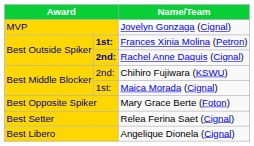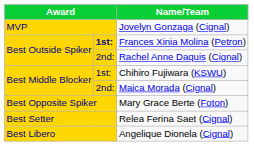(106, 57) bold -> (105, 57) normal
(105, 73) 2nd: -> (104, 73) 1st:
(104, 88) 1st: -> (105, 88) 2nd:
